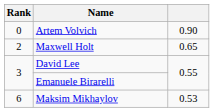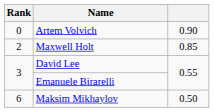(188, 47) 0.65 -> (188, 47) 0.85
(188, 98) 0.53 -> (188, 98) 0.50
